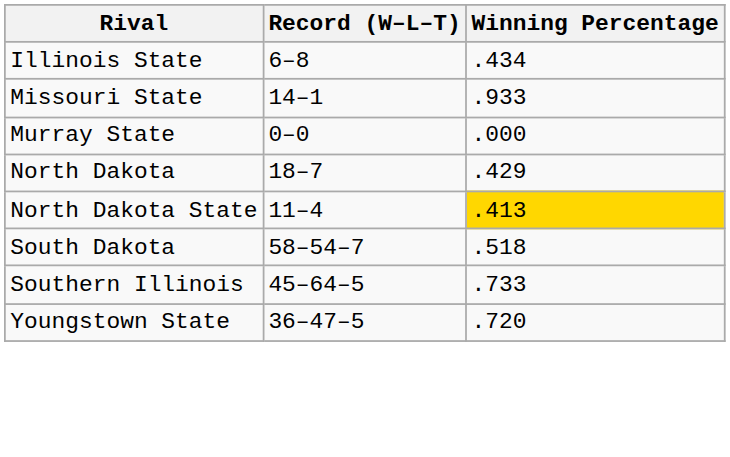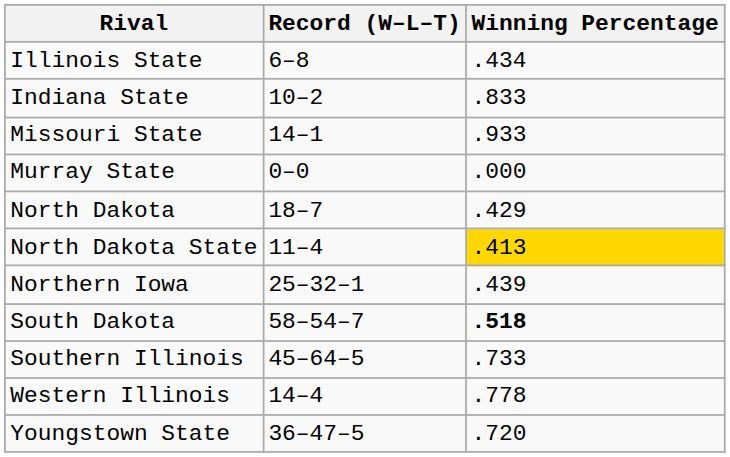+ row: (100, 98)
+ row: (100, 285)
(499, 247) normal -> (499, 322) bold
+ row: (120, 396)
